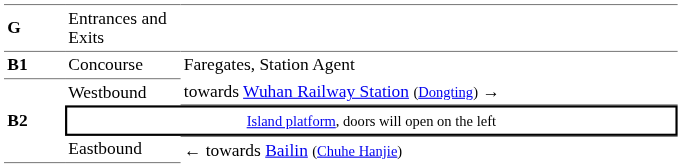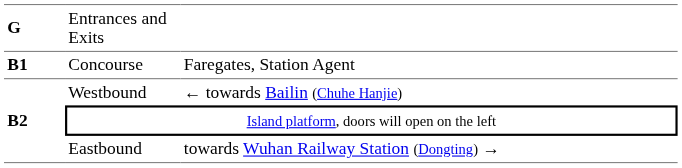(342, 91) towards Wuhan Railway Station (Dongting) → -> (293, 92) ← towards Bailin (Chuhe Hanjie)
(293, 150) ← towards Bailin (Chuhe Hanjie) -> (342, 148) towards Wuhan Railway Station (Dongting) →
